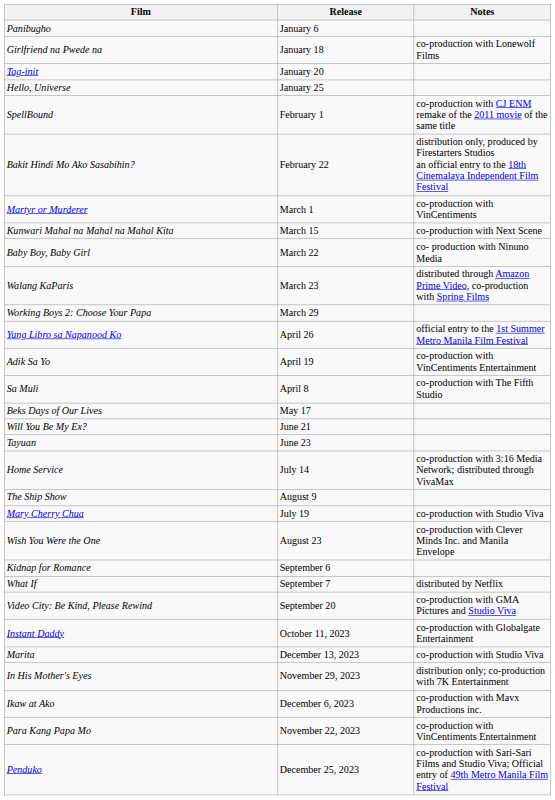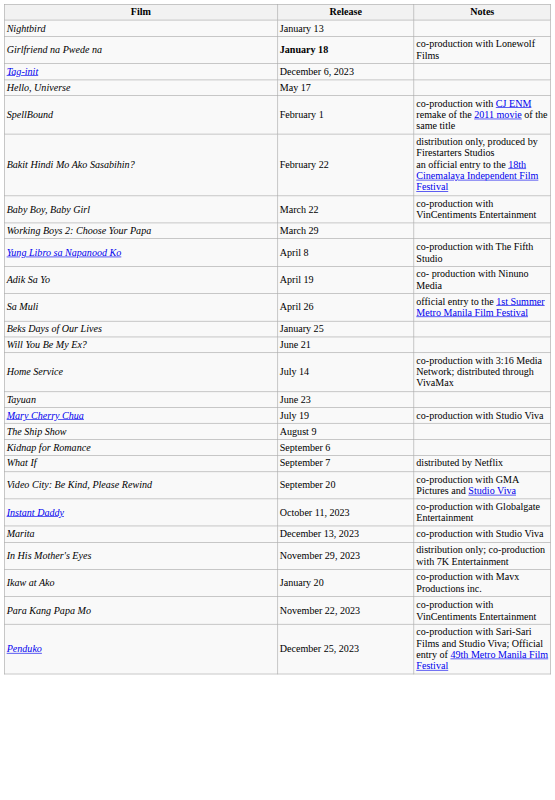- row: (29, 28)
+ row: (26, 28)
(302, 50) normal -> (304, 50) bold
(302, 71) January 20 -> (317, 71) December 6, 2023
(302, 87) January 25 -> (295, 87) May 17
- row: (47, 209)
- row: (90, 231)
(472, 252) co- production with Ninuno Media -> (476, 209) co-production with VinCentiments Entertainment
- row: (40, 285)
(297, 334) April 26 -> (294, 252) April 8
(480, 334) official entry to the 1st Summer Metro Manila Film Festival -> (475, 252) co-production with The Fifth Studio
(476, 362) co-production with VinCentiments Entertainment -> (472, 280) co- production with Ninuno Media
(294, 389) April 8 -> (297, 307) April 26
(475, 389) co-production with The Fifth Studio -> (480, 307) official entry to the 1st Summer Metro Manila Film Festival
(295, 411) May 17 -> (302, 329) January 25
rows swapped: (21, 443) <-> (35, 470)
rows swapped: (45, 513) <-> (37, 497)
- row: (53, 540)
(317, 703) December 6, 2023 -> (302, 583) January 20
